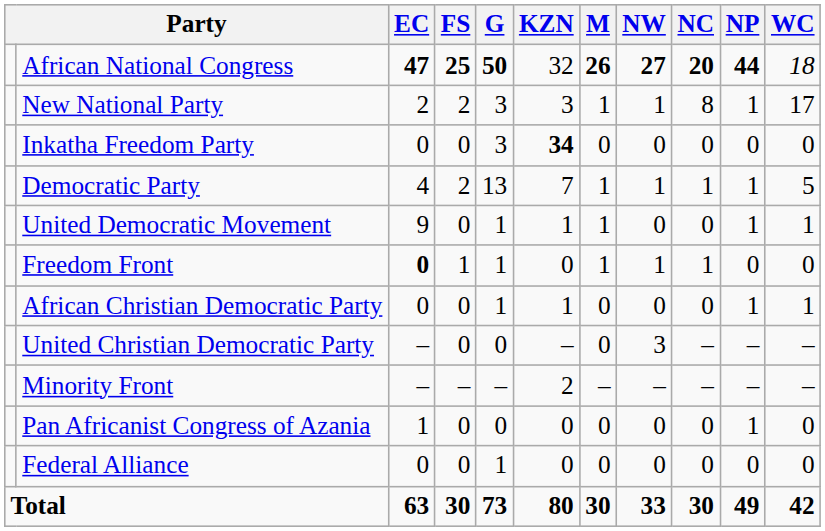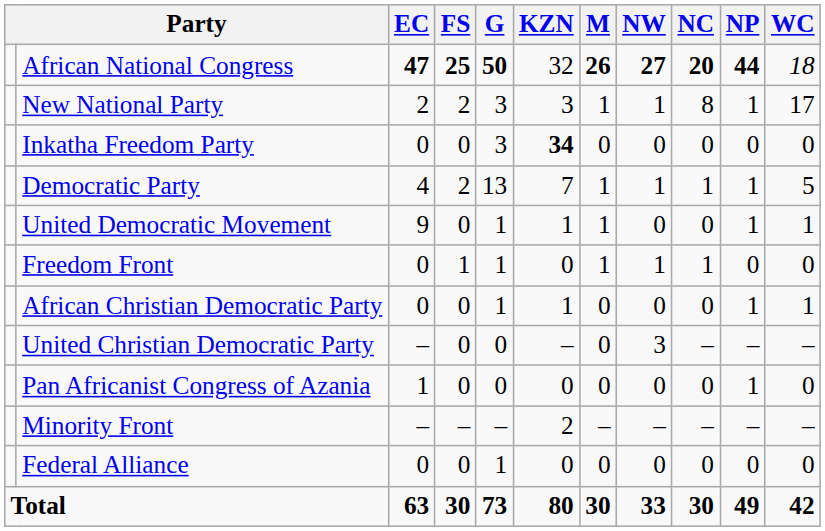(423, 265) bold -> (423, 265) normal
rows swapped: (98, 385) <-> (196, 425)
